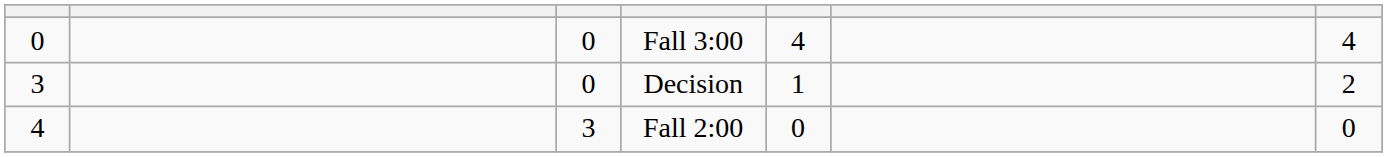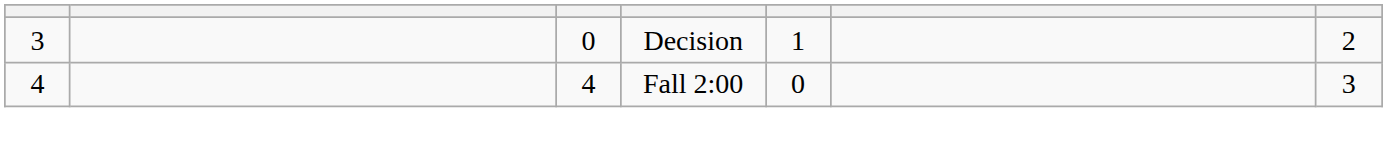- row: (693, 39)
(588, 128) 3 -> (588, 84) 4
(1349, 128) 0 -> (1349, 84) 3
